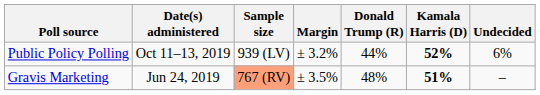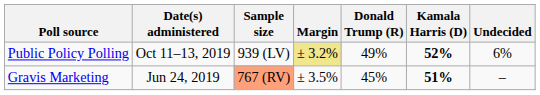(317, 54) no background -> (317, 54) khaki background
(374, 54) 44% -> (374, 54) 49%
(374, 77) 48% -> (374, 77) 45%
